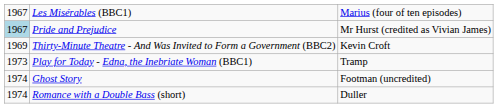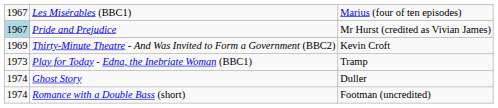(385, 78) Footman (uncredited) -> (354, 78) Duller
(354, 95) Duller -> (385, 95) Footman (uncredited)
